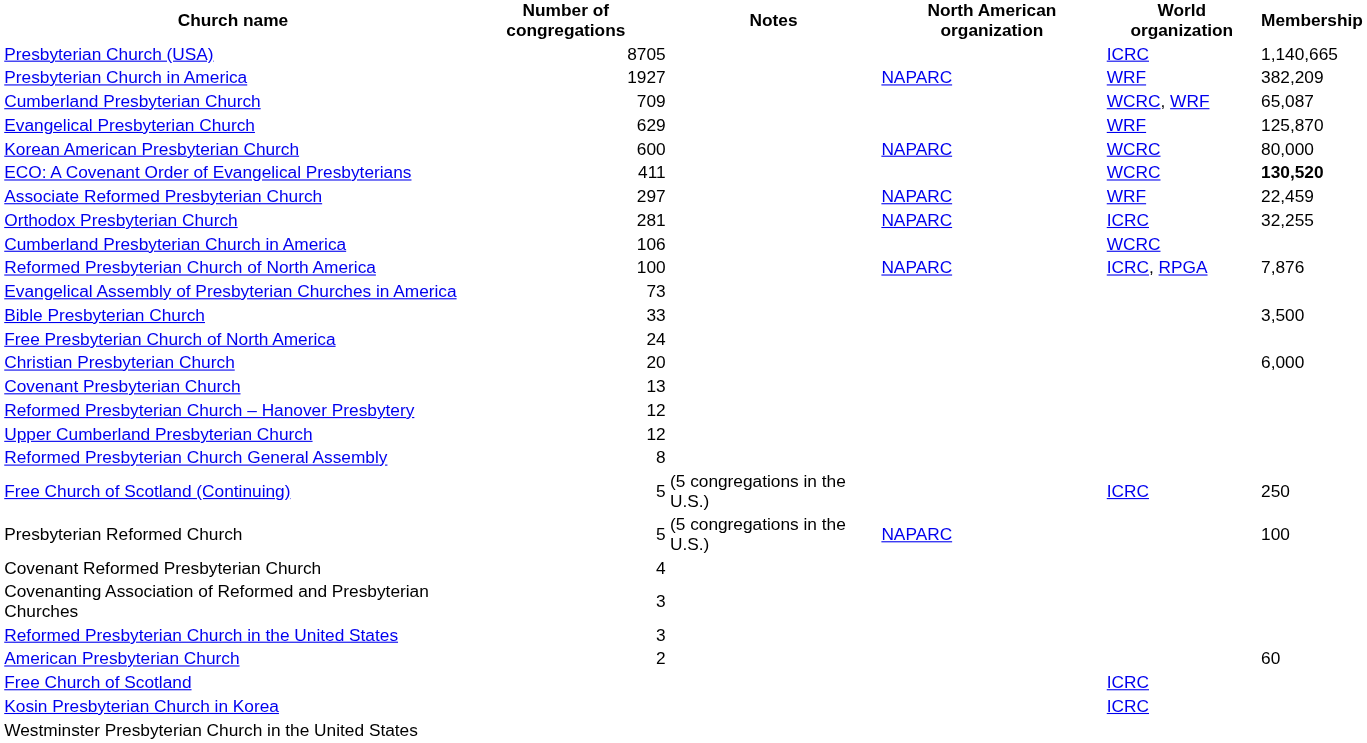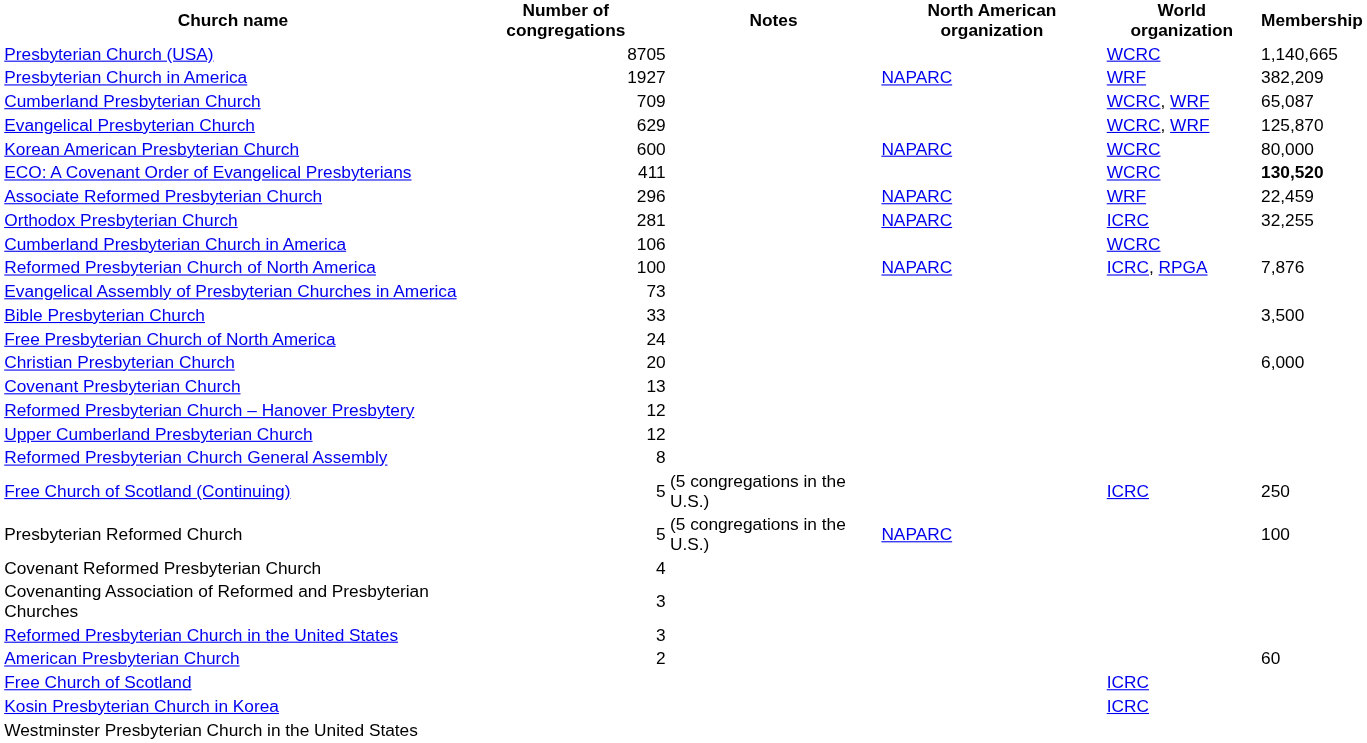(1128, 54) ICRC -> (1134, 54) WCRC
(1126, 125) WRF -> (1158, 125) WCRC, WRF
(651, 196) 297 -> (651, 196) 296
